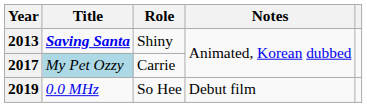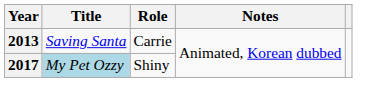(88, 41) bold -> (86, 41) normal
(155, 41) Shiny -> (153, 41) Carrie
(156, 65) Carrie -> (151, 65) Shiny
- row: (23, 89)
